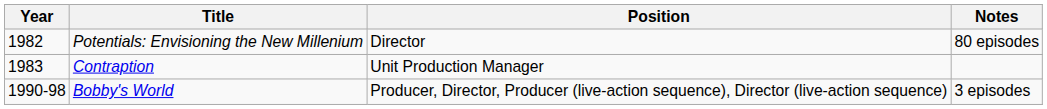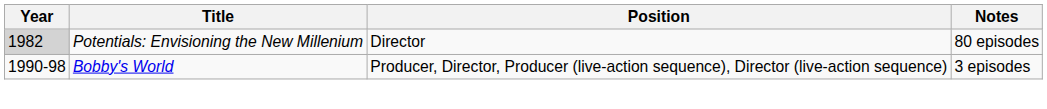(26, 41) no background -> (26, 41) lightgrey background
- row: (113, 66)
